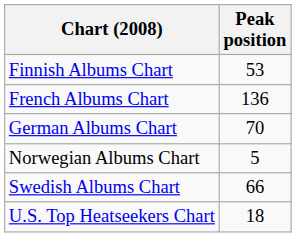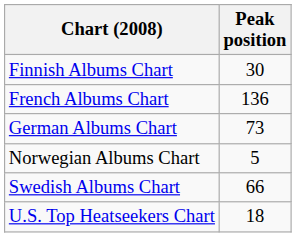(255, 69) 53 -> (255, 69) 30
(255, 128) 70 -> (255, 128) 73
